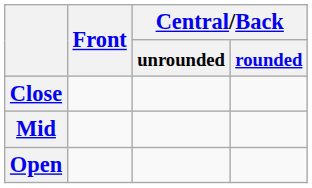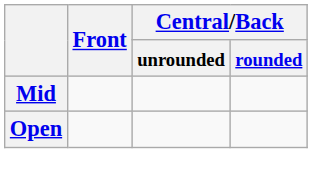- row: (36, 93)
